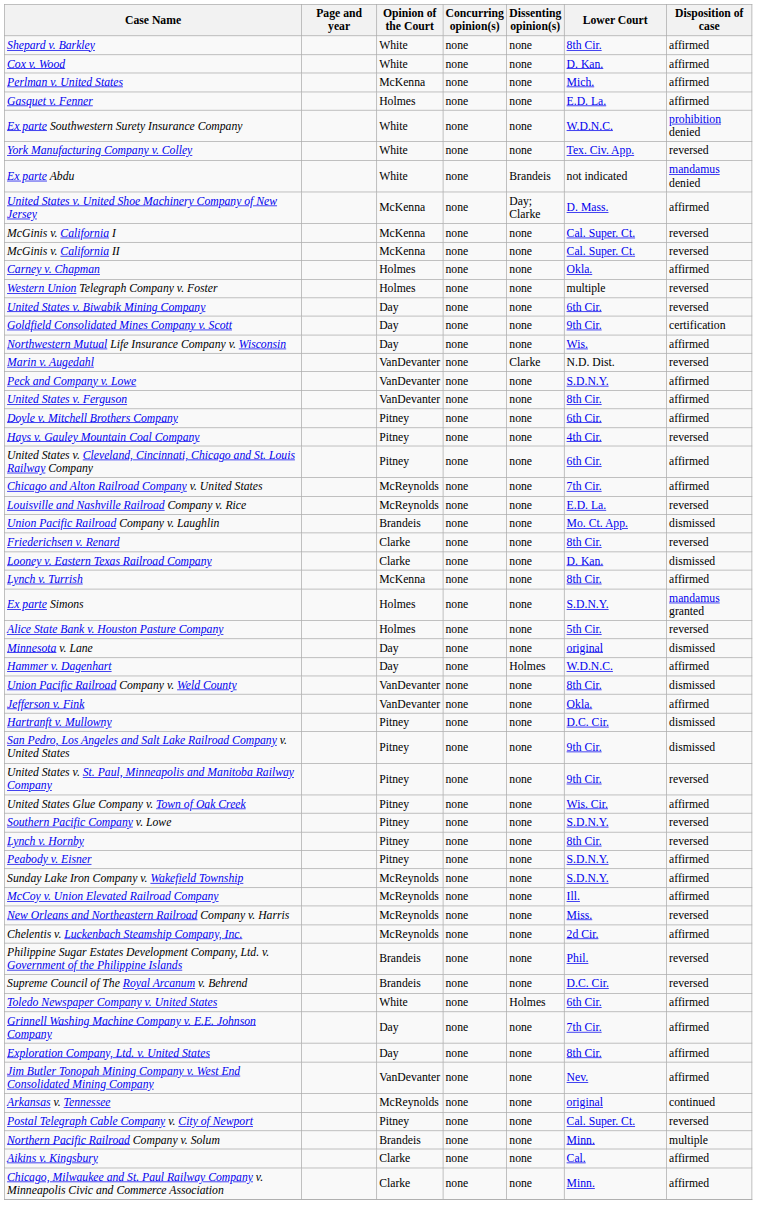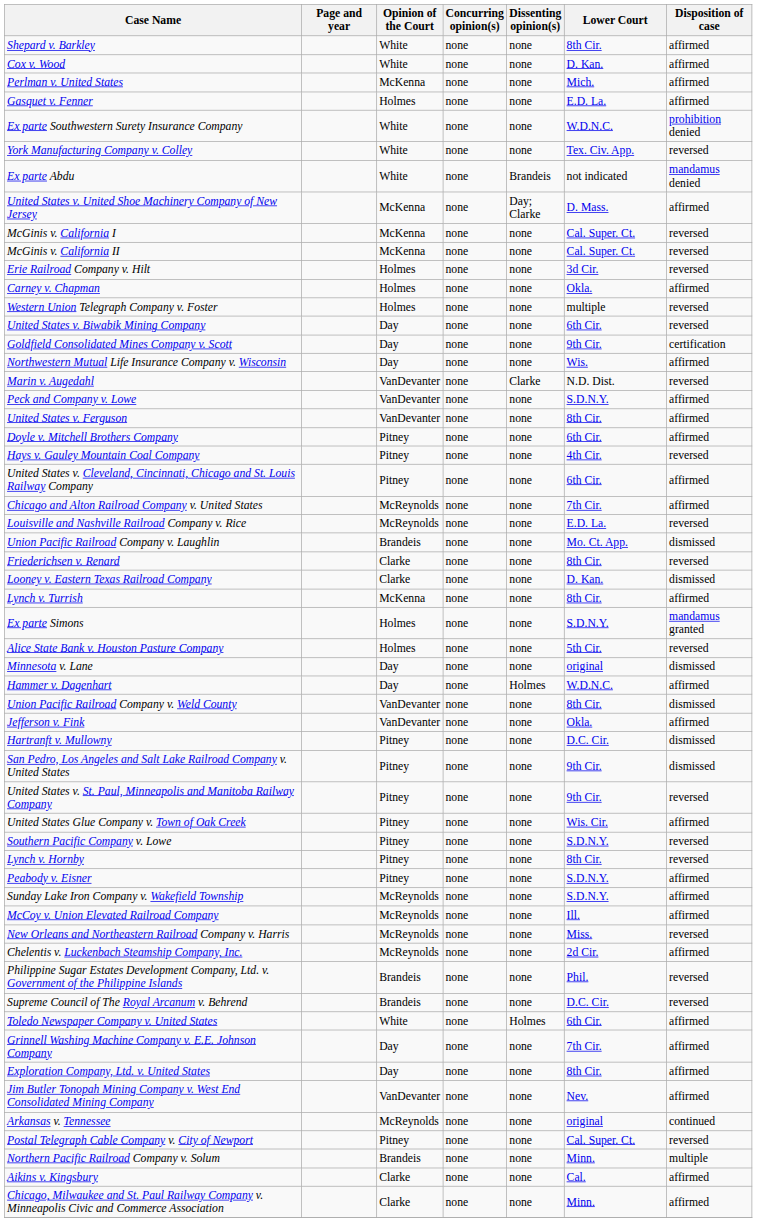+ row: (79, 270)
